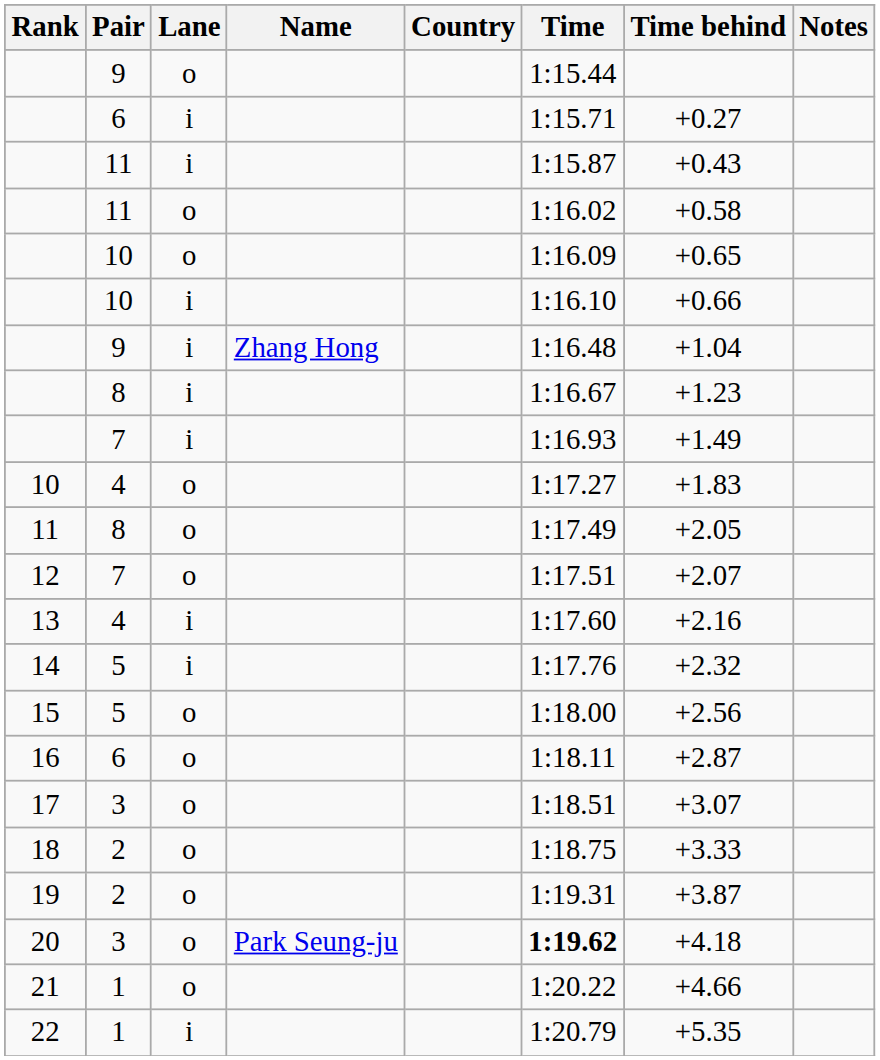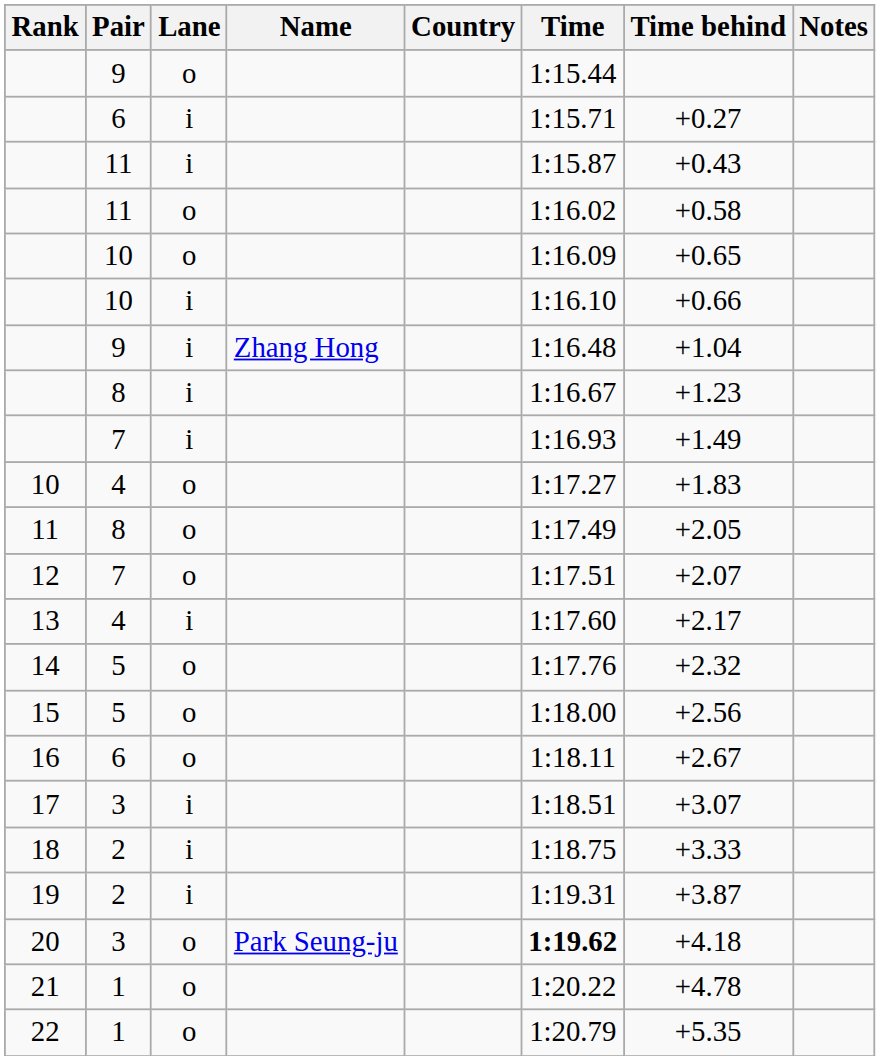(708, 621) +2.16 -> (708, 621) +2.17
(189, 666) i -> (189, 666) o
(708, 758) +2.87 -> (708, 758) +2.67
(189, 803) o -> (189, 803) i
(189, 849) o -> (189, 849) i
(189, 895) o -> (189, 895) i
(708, 986) +4.66 -> (708, 986) +4.78
(189, 1032) i -> (189, 1032) o
